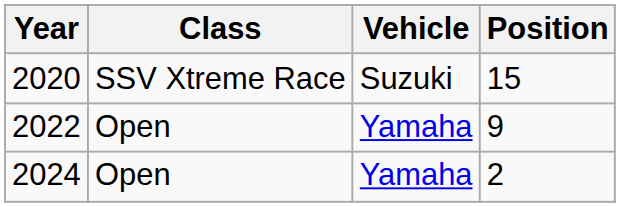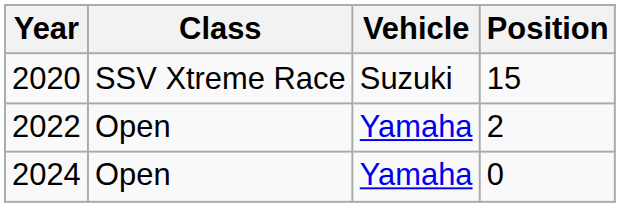(495, 126) 9 -> (495, 126) 2
(495, 175) 2 -> (495, 175) 0
